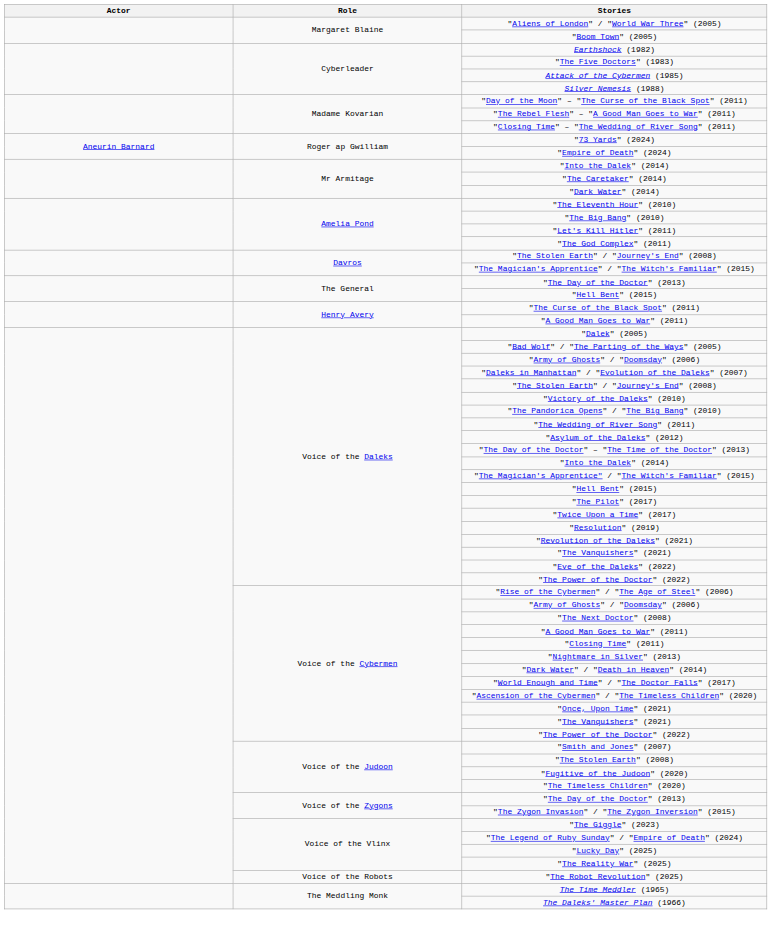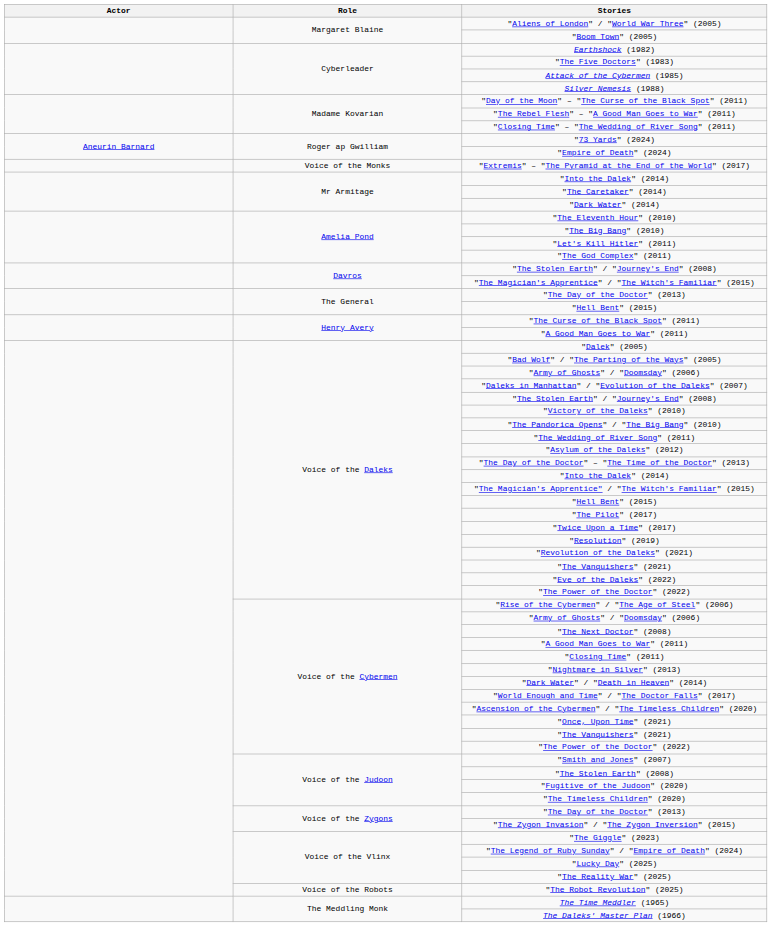+ row: (348, 166)
